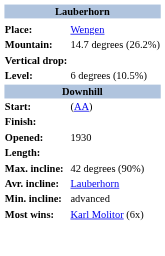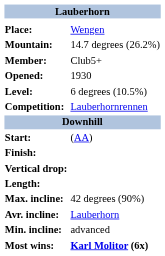+ row: (26, 60)
rows swapped: (24, 137) <-> (36, 60)
+ row: (35, 107)
(107, 214) normal -> (109, 245) bold
